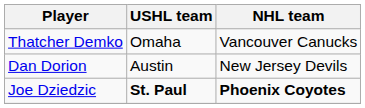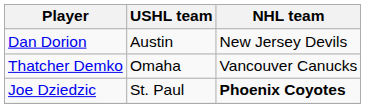rows swapped: (65, 41) <-> (47, 66)
(158, 90) bold -> (157, 90) normal
